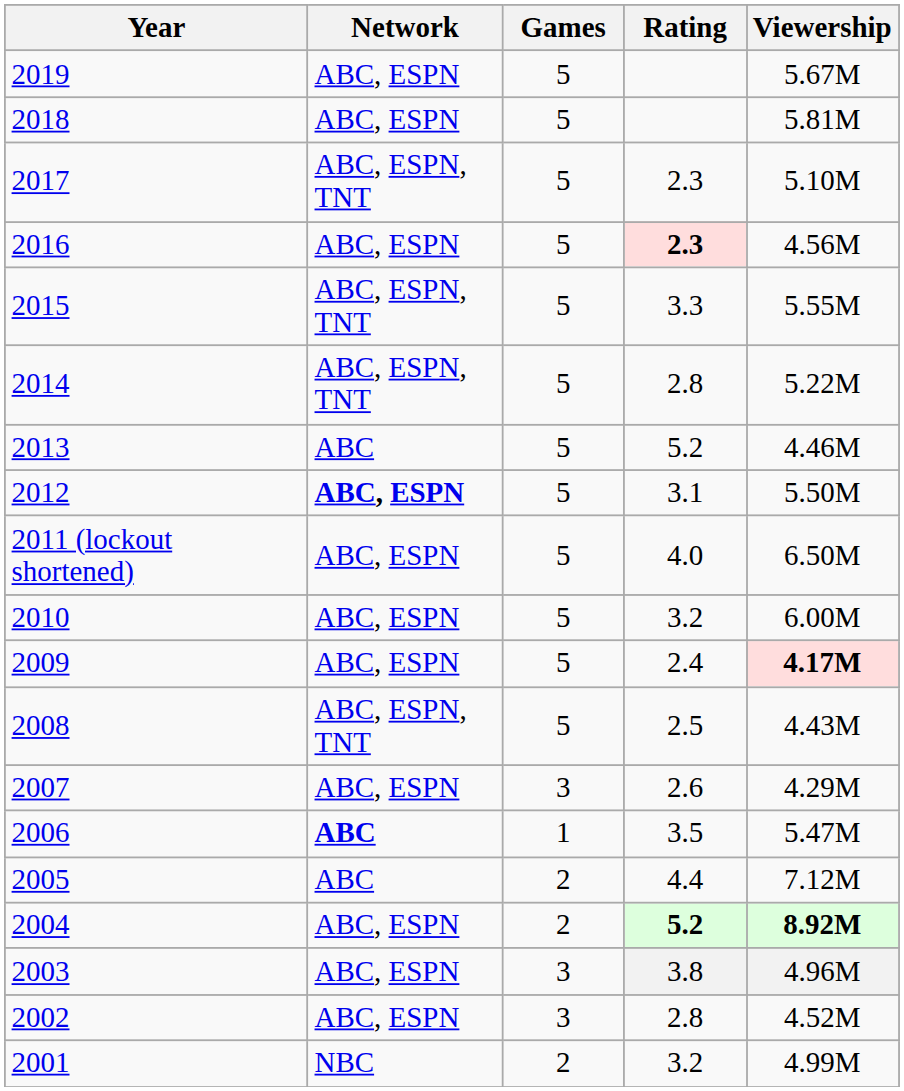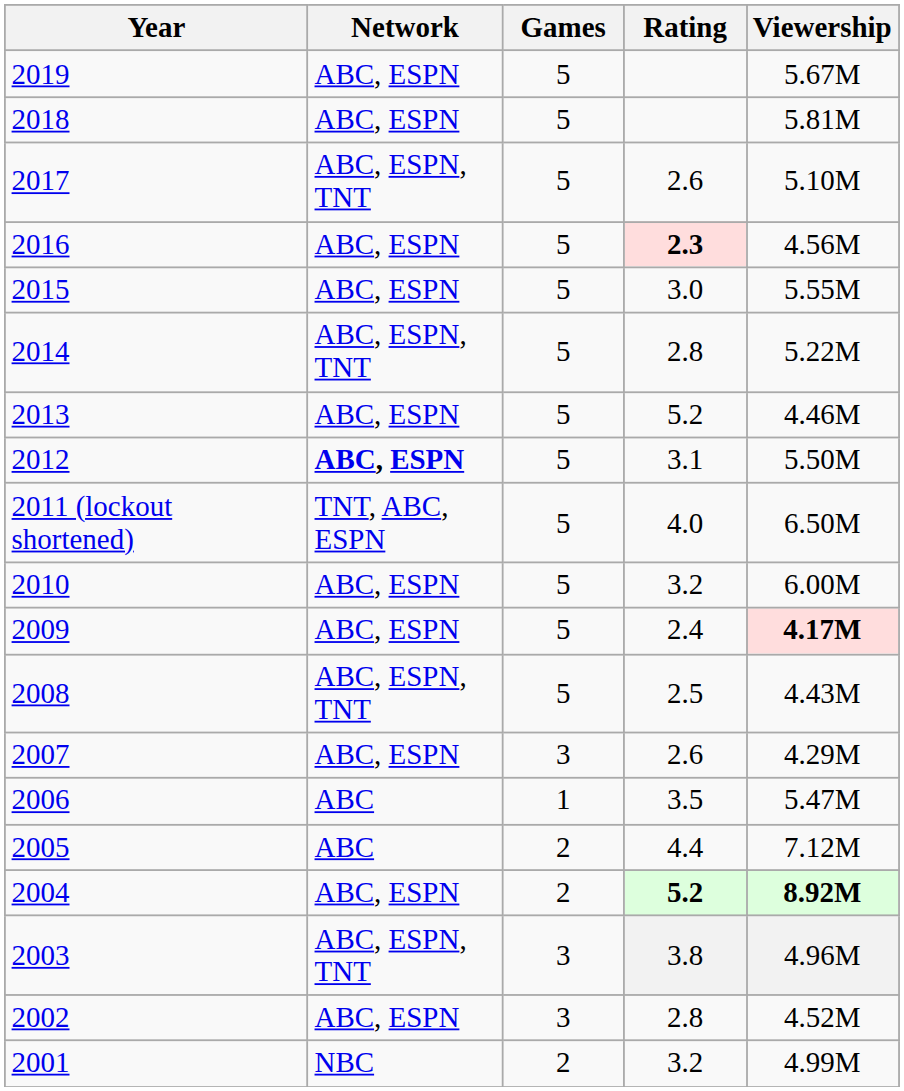(685, 181) 2.3 -> (685, 181) 2.6
(391, 305) ABC, ESPN, TNT -> (387, 289) ABC, ESPN
(685, 305) 3.3 -> (685, 289) 3.0
(344, 446) ABC -> (387, 414) ABC, ESPN
(387, 554) ABC, ESPN -> (381, 522) TNT, ABC, ESPN
(345, 833) bold -> (344, 800) normal
(387, 971) ABC, ESPN -> (391, 954) ABC, ESPN, TNT
